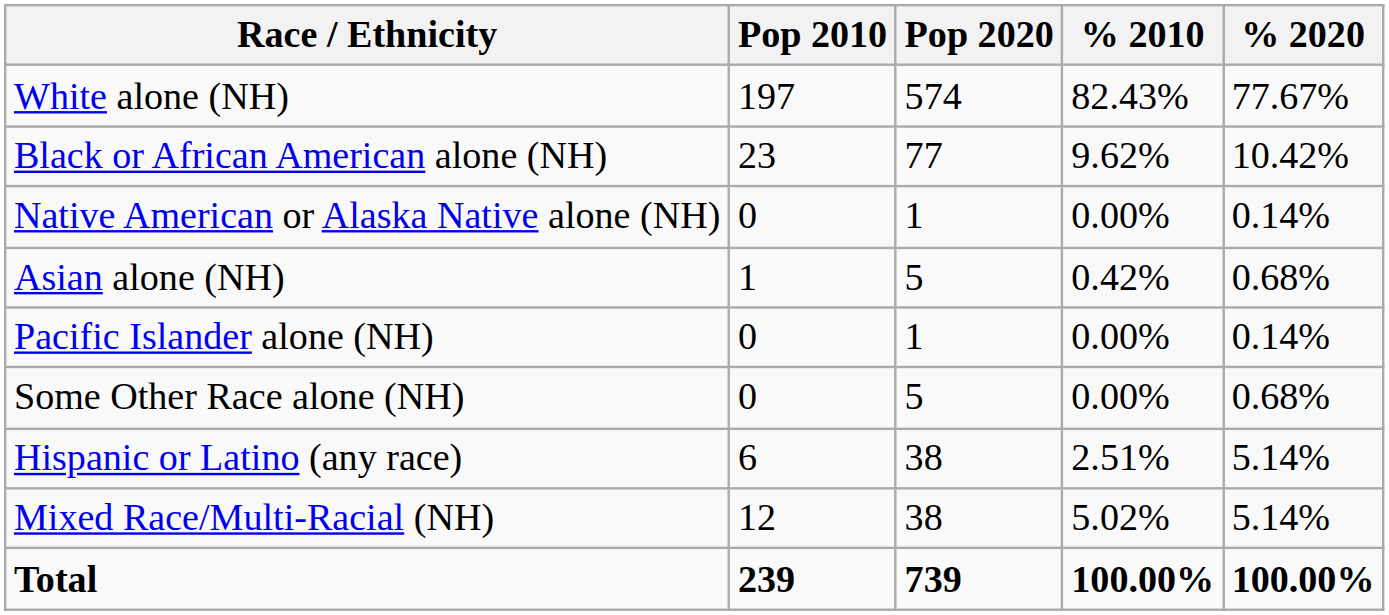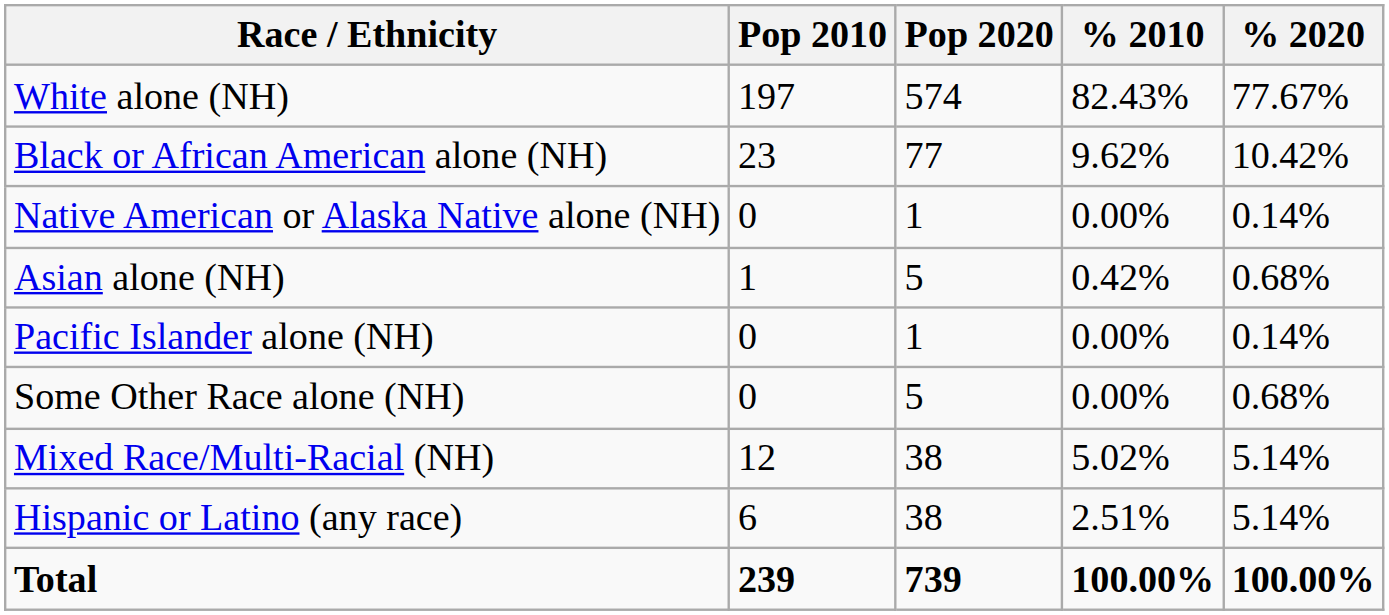rows swapped: (254, 517) <-> (238, 457)
